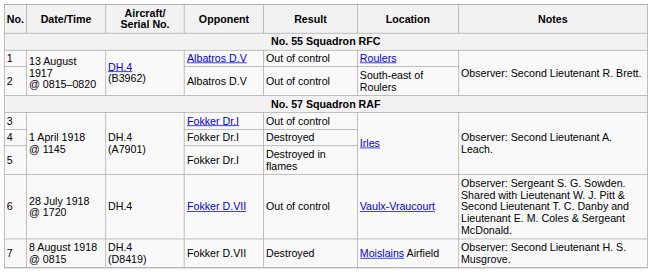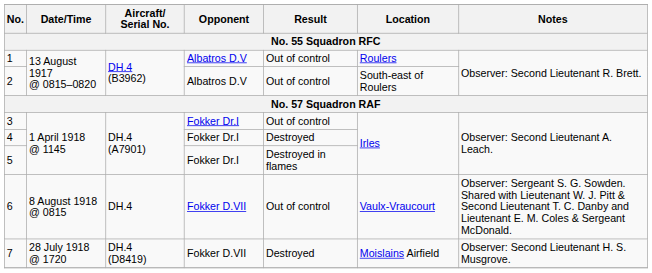(59, 207) 28 July 1918 @ 1720 -> (63, 207) 8 August 1918 @ 0815
(63, 253) 8 August 1918 @ 0815 -> (59, 253) 28 July 1918 @ 1720
